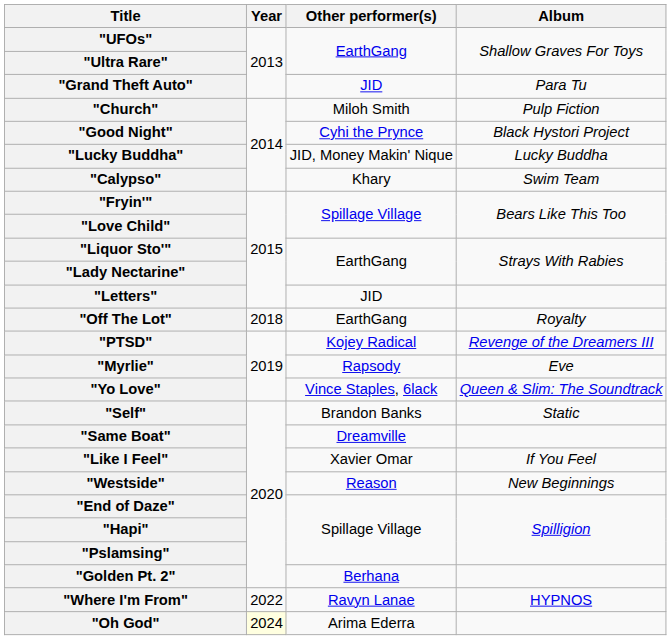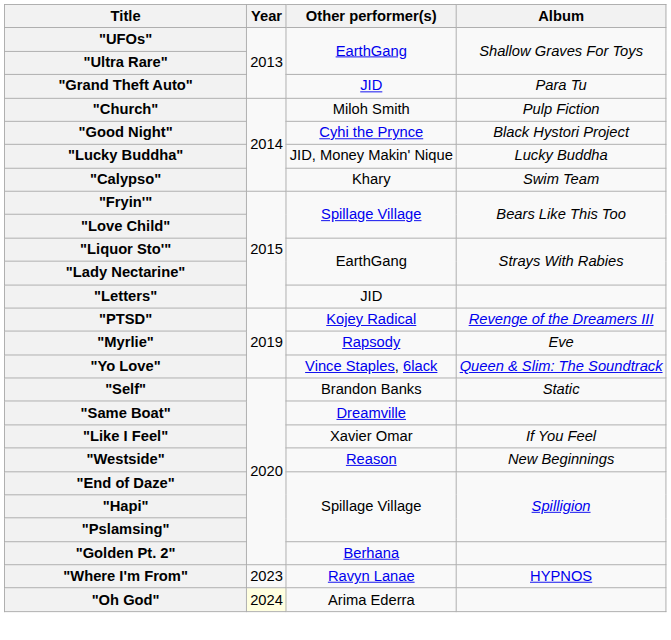- row: (126, 319)
(267, 599) 2022 -> (267, 576) 2023
